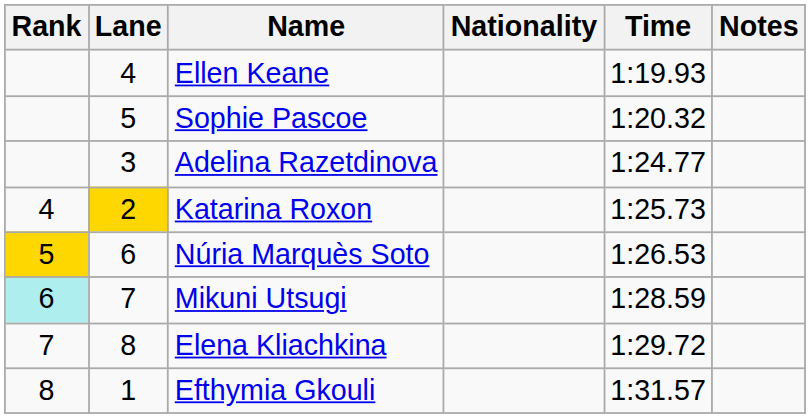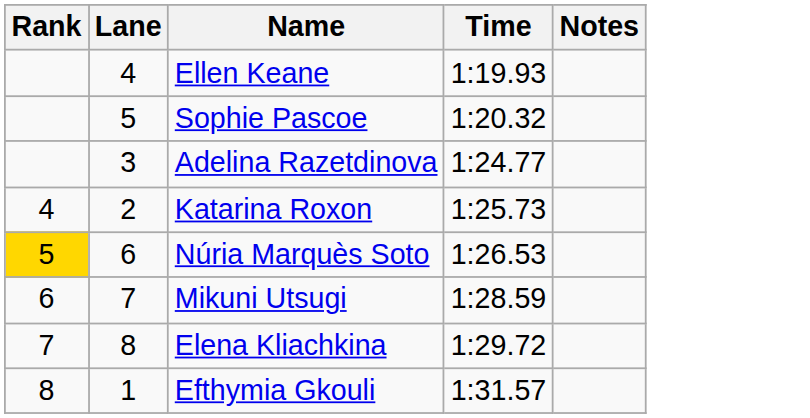- column: (524, 27)
(128, 208) gold background -> (128, 208) no background
(47, 299) paleturquoise background -> (47, 299) no background
